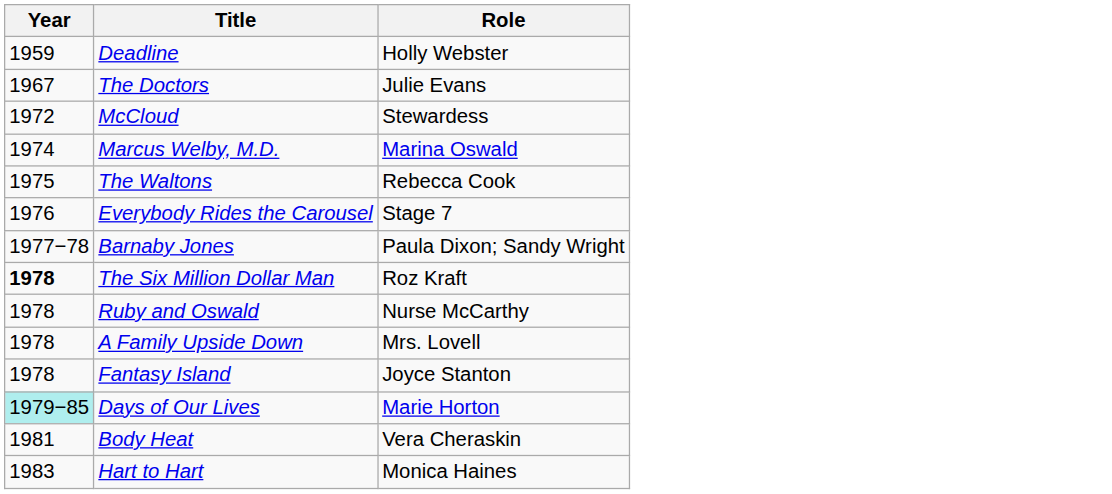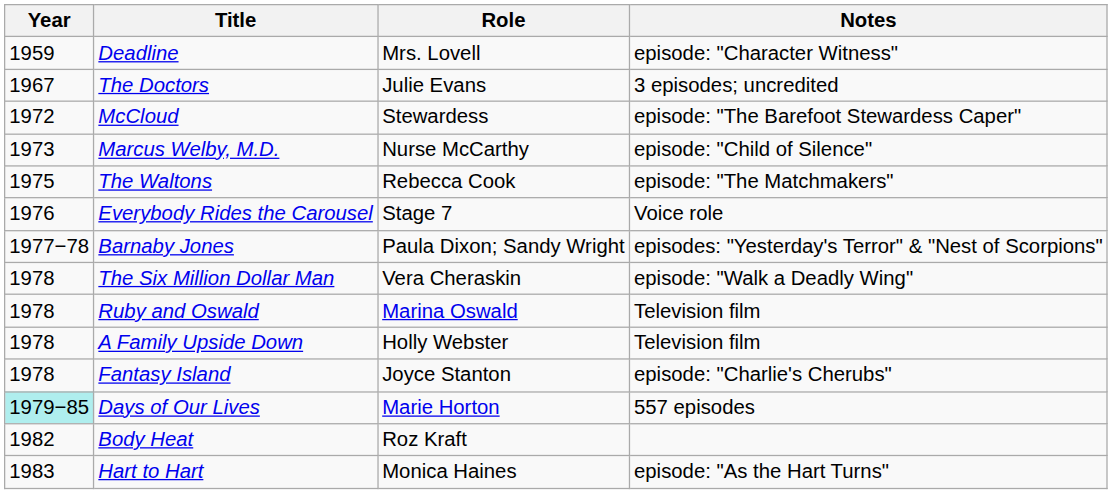+ column: (868, 20)
(445, 52) Holly Webster -> (431, 52) Mrs. Lovell
(32, 149) 1974 -> (32, 149) 1973
(450, 149) Marina Oswald -> (456, 149) Nurse McCarthy
(32, 278) bold -> (32, 278) normal
(425, 278) Roz Kraft -> (452, 278) Vera Cheraskin
(456, 310) Nurse McCarthy -> (450, 310) Marina Oswald
(431, 342) Mrs. Lovell -> (445, 342) Holly Webster
(32, 439) 1981 -> (32, 439) 1982
(452, 439) Vera Cheraskin -> (425, 439) Roz Kraft
